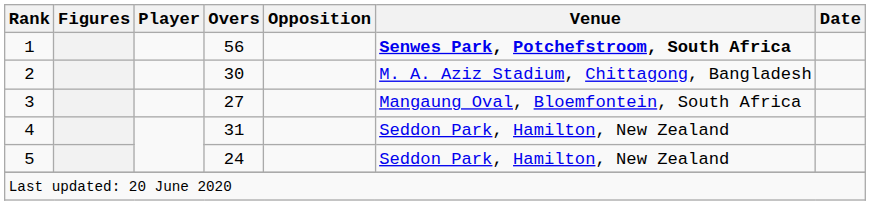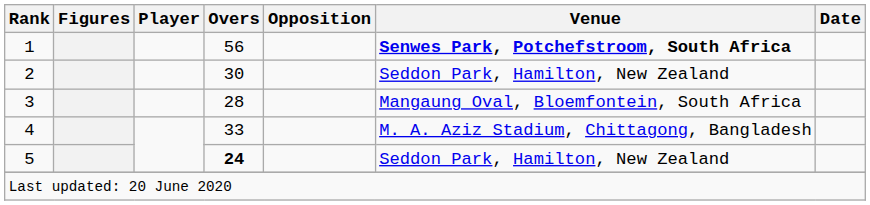(595, 75) M. A. Aziz Stadium, Chittagong, Bangladesh -> (554, 75) Seddon Park, Hamilton, New Zealand
(234, 103) 27 -> (234, 103) 28
(234, 131) 31 -> (234, 131) 33
(554, 131) Seddon Park, Hamilton, New Zealand -> (595, 131) M. A. Aziz Stadium, Chittagong, Bangladesh
(234, 158) normal -> (234, 158) bold
